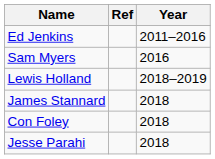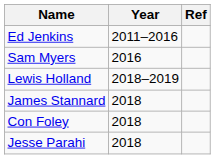columns swapped: (173, 15) <-> (122, 15)
